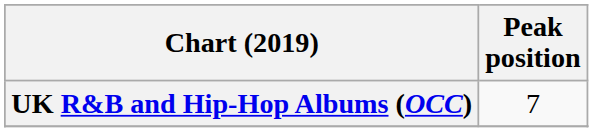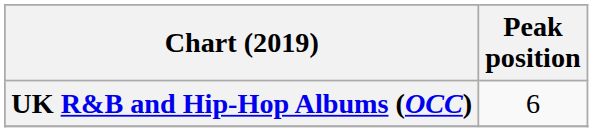(533, 103) 7 -> (533, 103) 6
